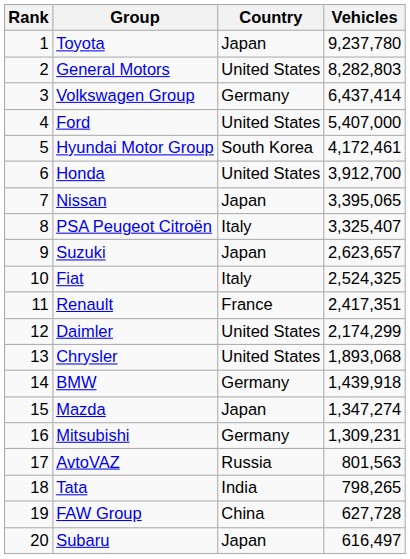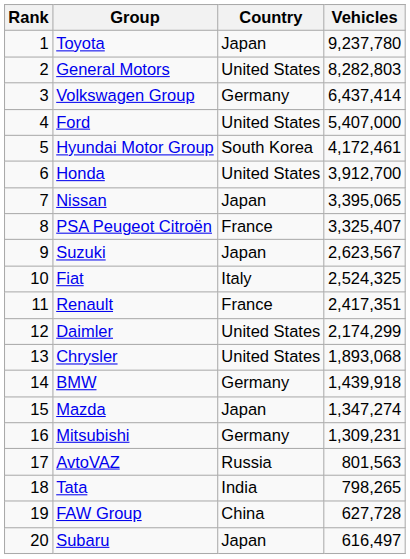(236, 226) Italy -> (247, 226) France
(365, 252) 2,623,657 -> (365, 252) 2,623,567
